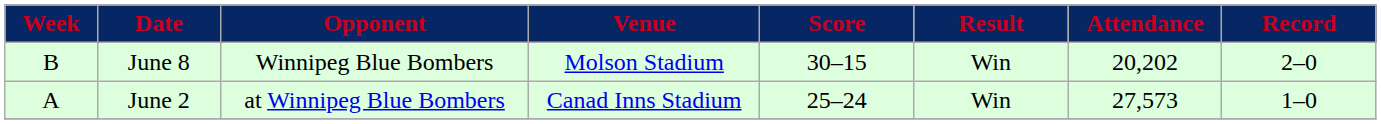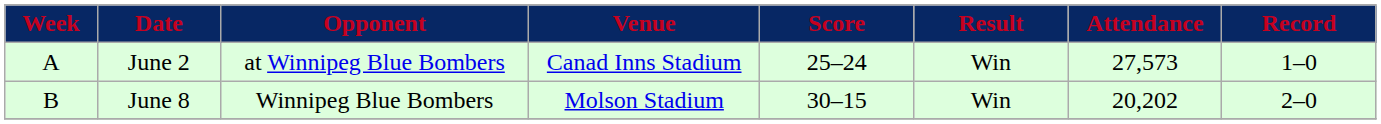rows swapped: (159, 99) <-> (159, 61)
